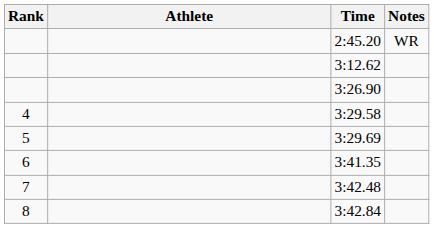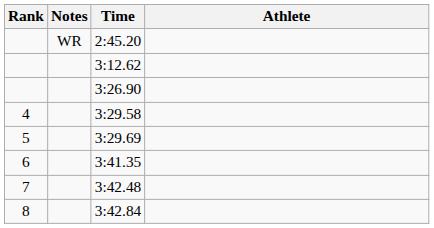columns swapped: (189, 16) <-> (406, 16)
